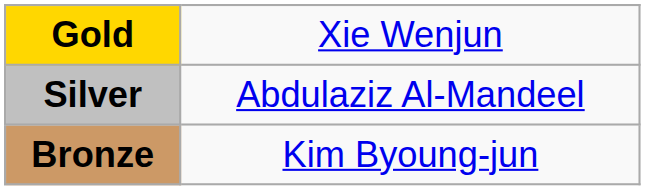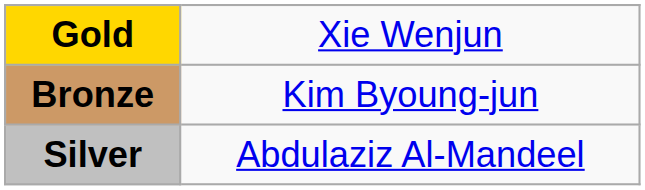rows swapped: (93, 93) <-> (93, 153)
